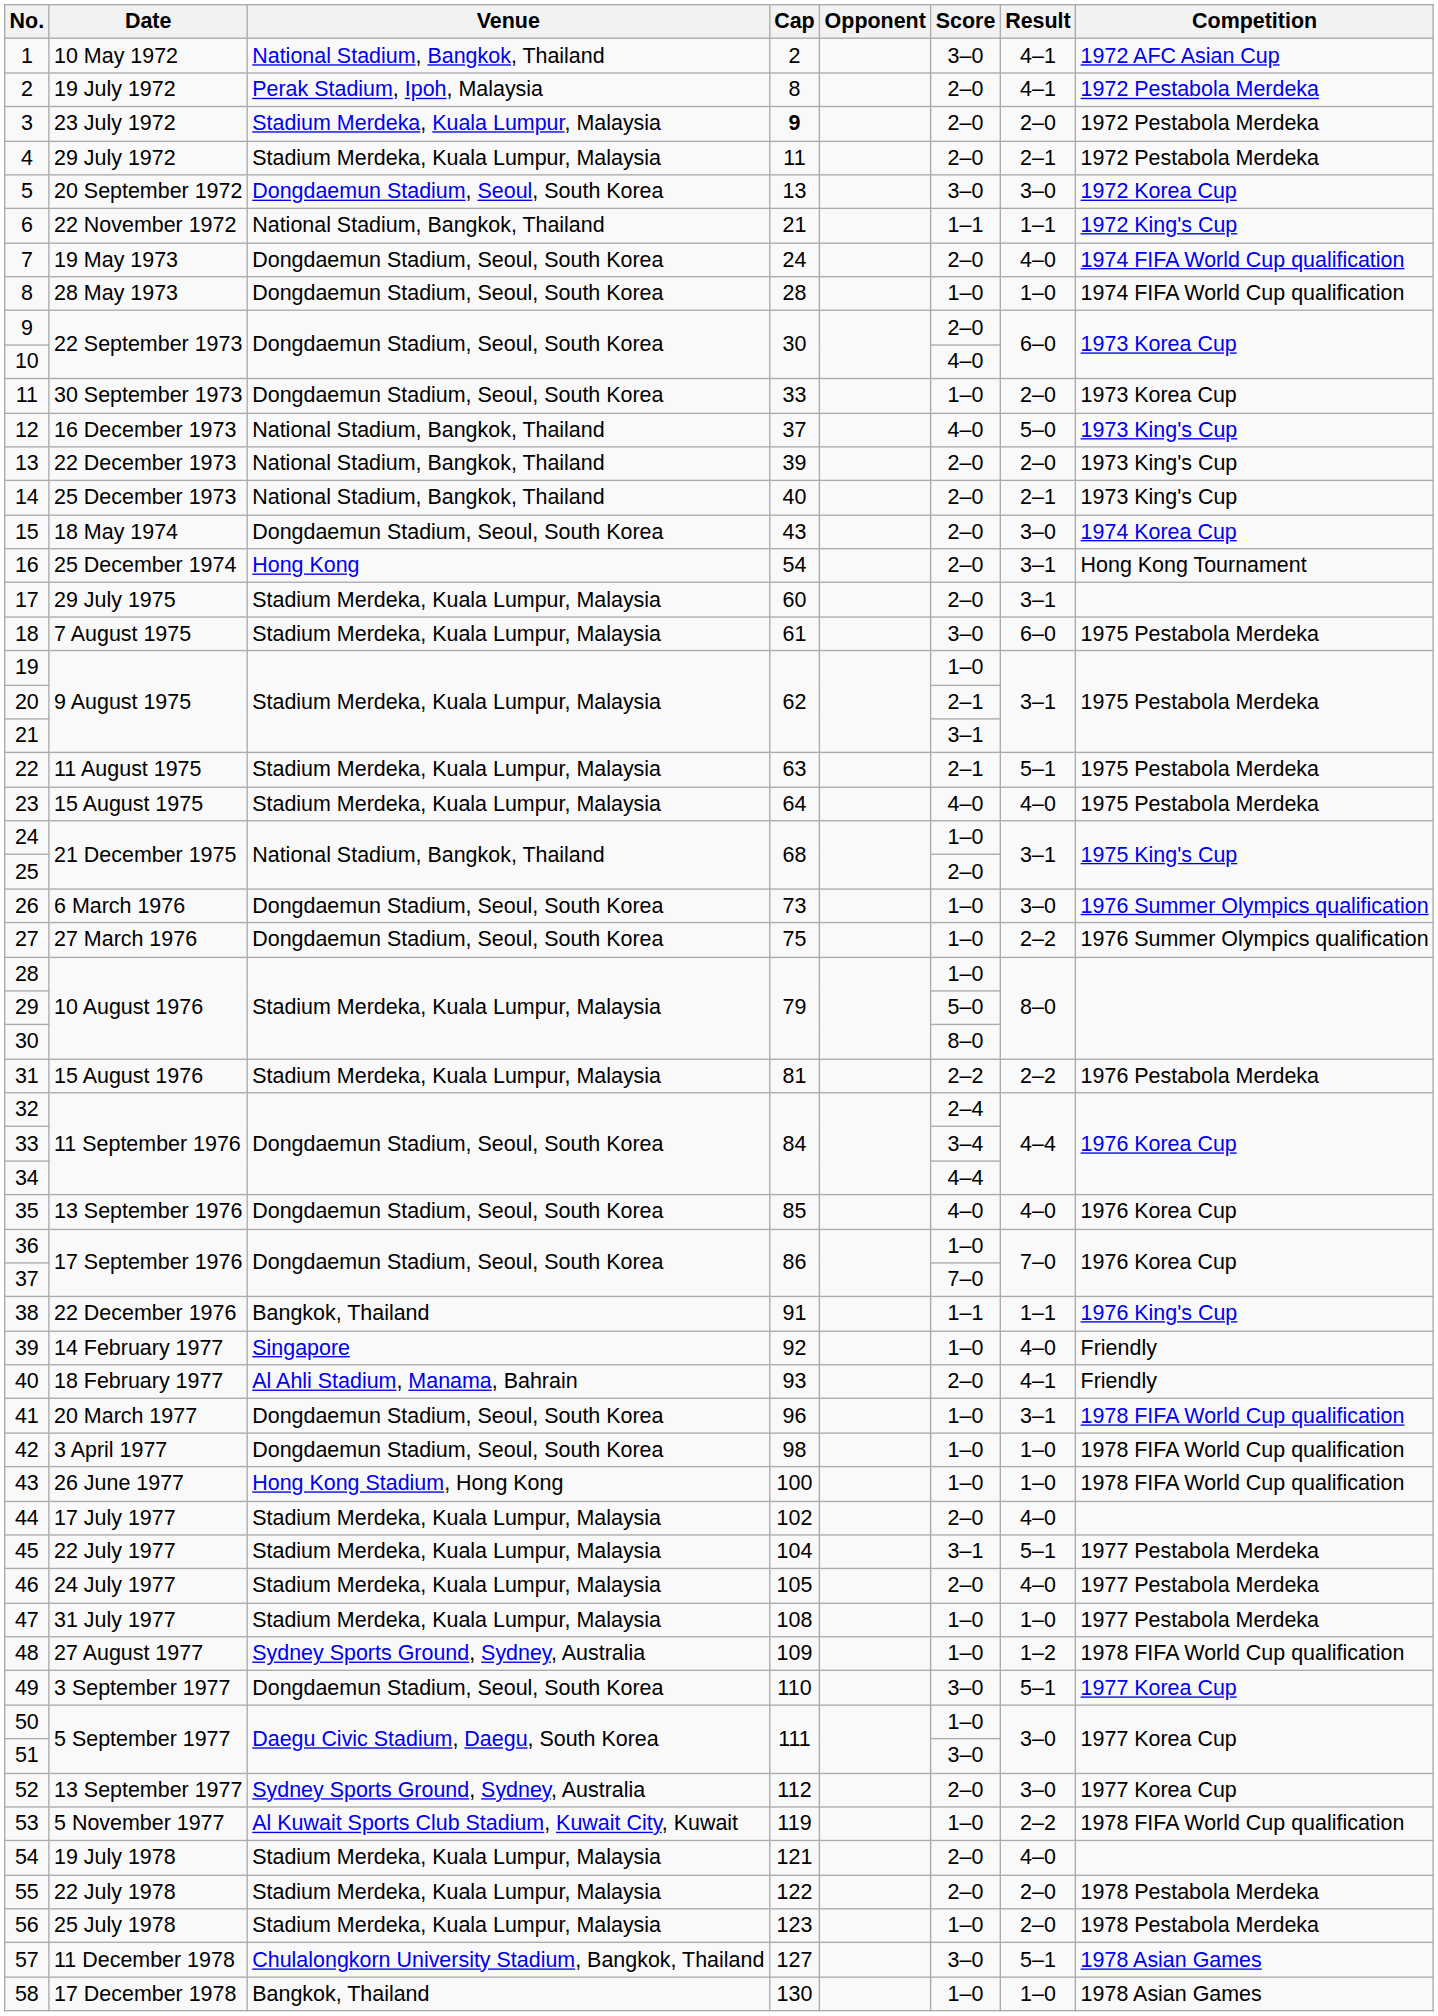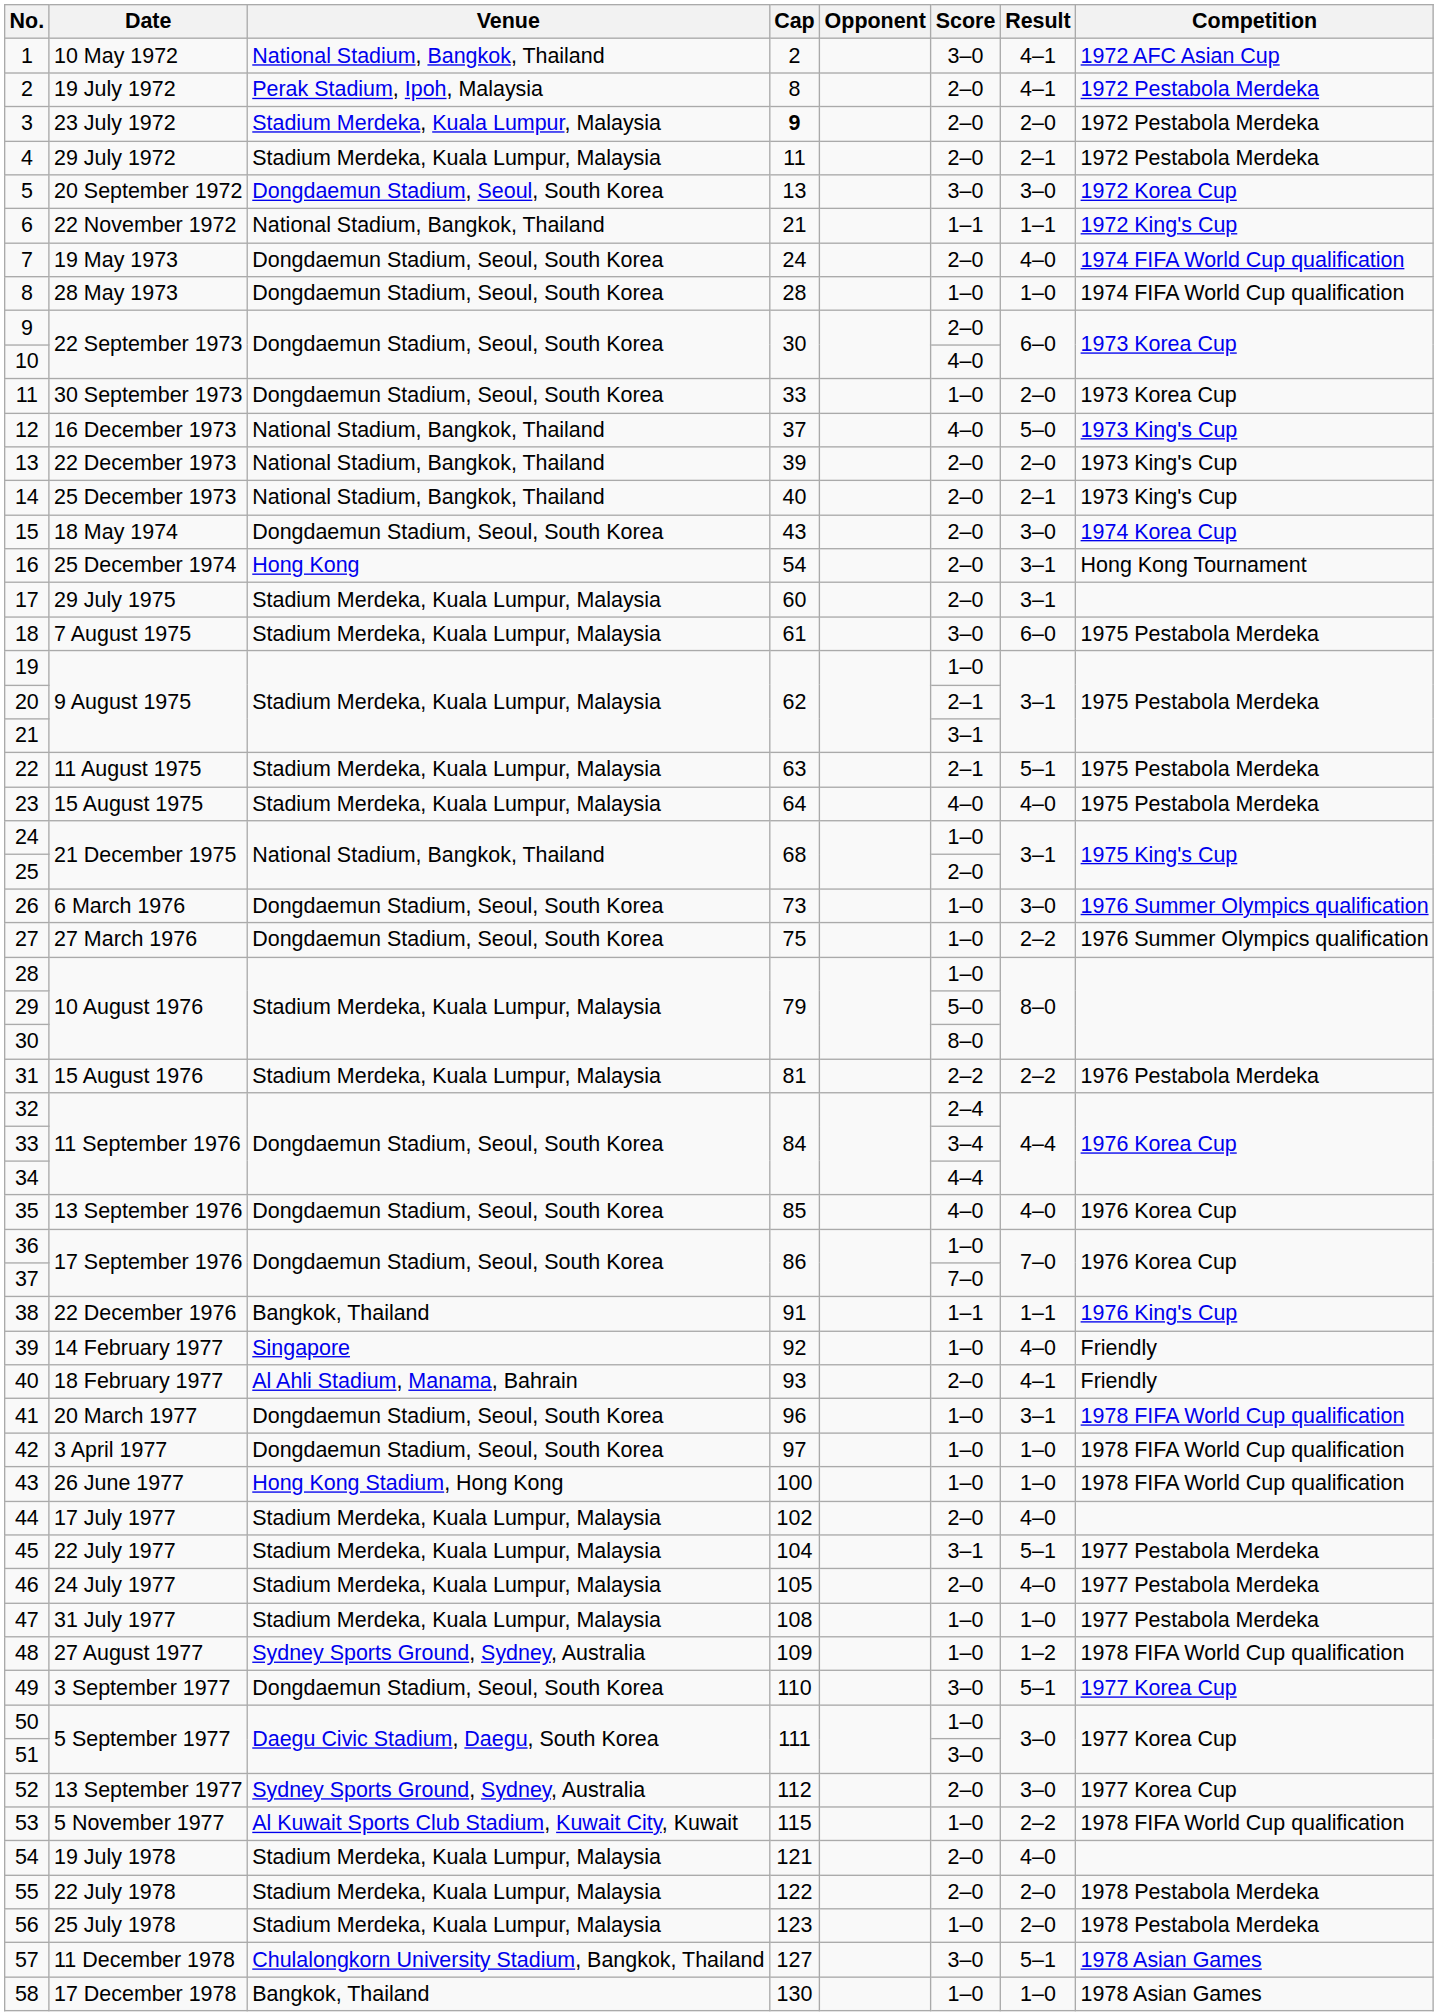(794, 1449) 98 -> (794, 1449) 97
(794, 1823) 119 -> (794, 1823) 115
